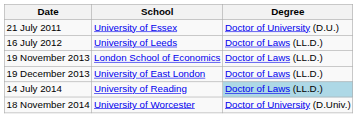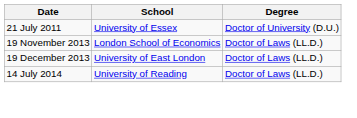- row: (34, 43)
(274, 89) lightblue background -> (274, 74) no background
- row: (48, 105)
